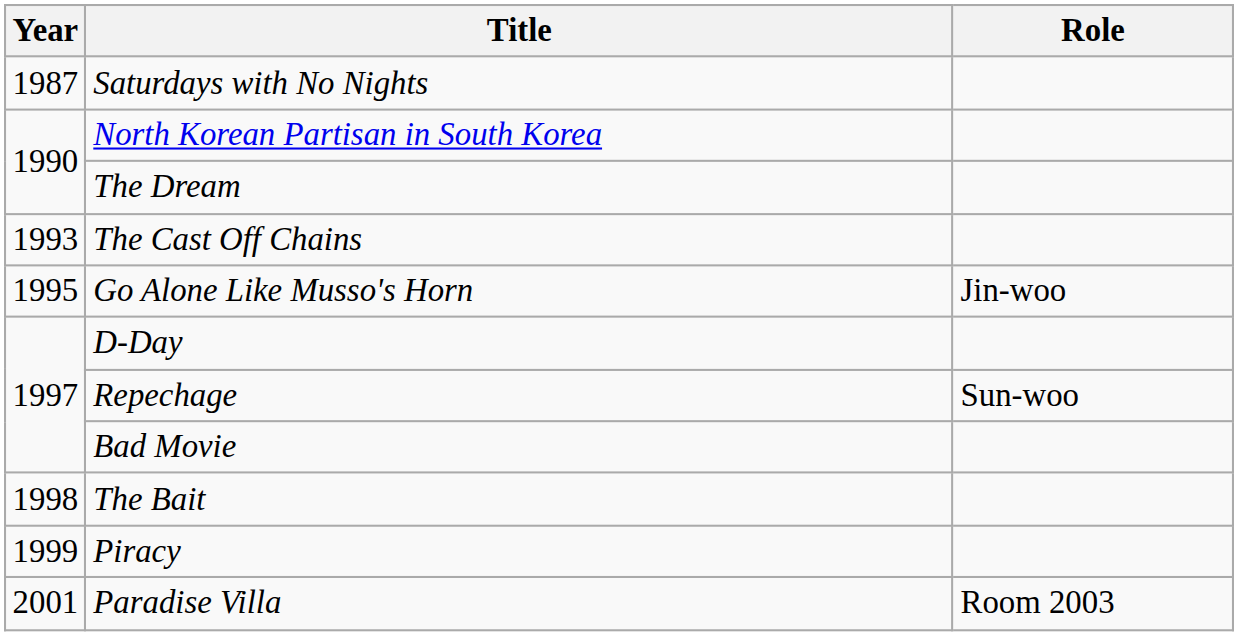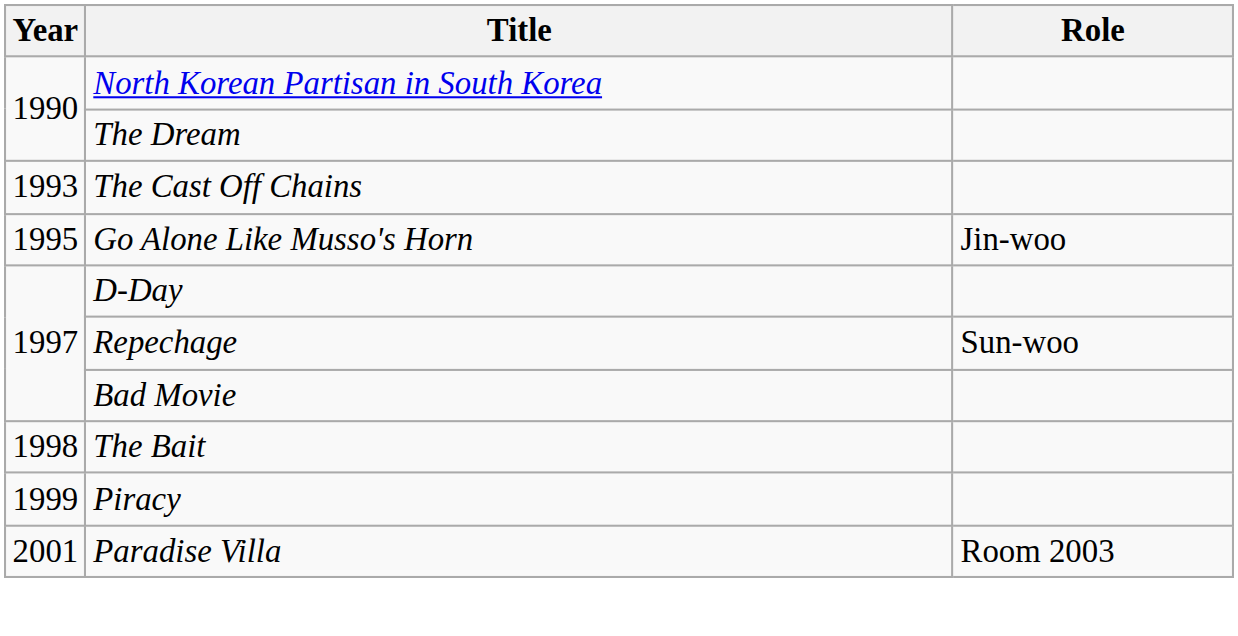- row: (261, 82)
